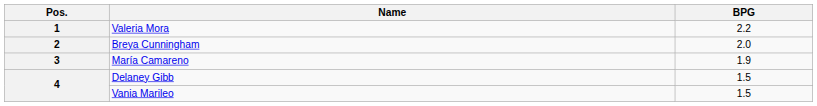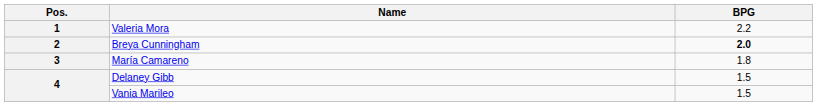(744, 45) normal -> (744, 45) bold
(744, 61) 1.9 -> (744, 61) 1.8
